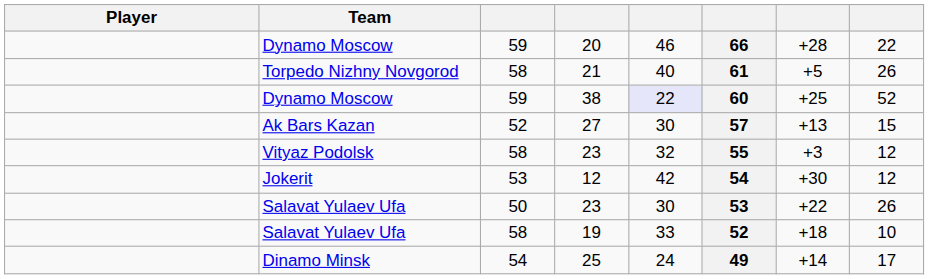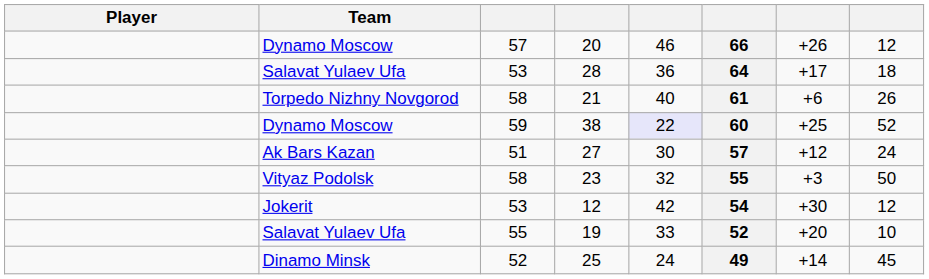(518, 44) 59 -> (518, 44) 57
(813, 44) +28 -> (813, 44) +26
(887, 44) 22 -> (887, 44) 12
+ row: (334, 71)
(813, 71) +5 -> (813, 98) +6
(518, 125) 52 -> (518, 152) 51
(813, 125) +13 -> (813, 152) +12
(887, 125) 15 -> (887, 152) 24
(887, 152) 12 -> (887, 179) 50
- row: (334, 206)
(518, 233) 58 -> (518, 233) 55
(813, 233) +18 -> (813, 233) +20
(518, 260) 54 -> (518, 260) 52
(887, 260) 17 -> (887, 260) 45
